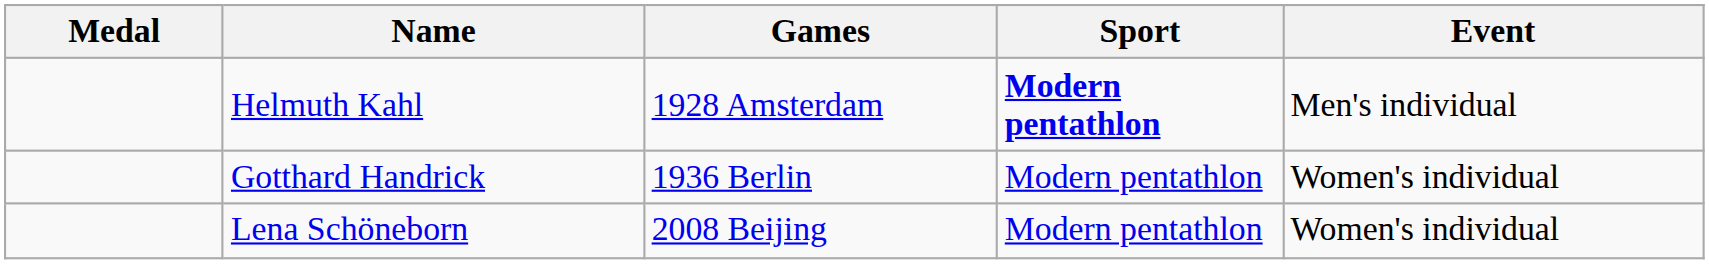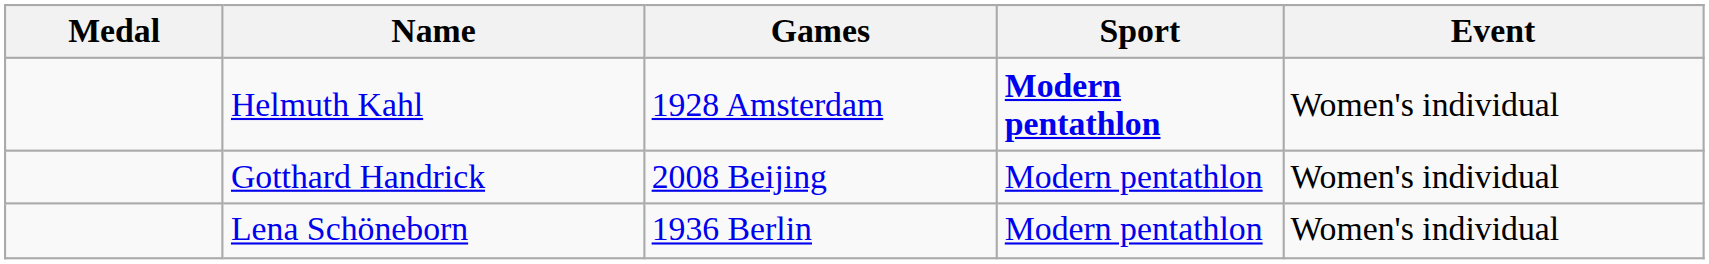(1404, 103) Men's individual -> (1425, 103) Women's individual
(732, 176) 1936 Berlin -> (739, 176) 2008 Beijing
(739, 229) 2008 Beijing -> (732, 229) 1936 Berlin
